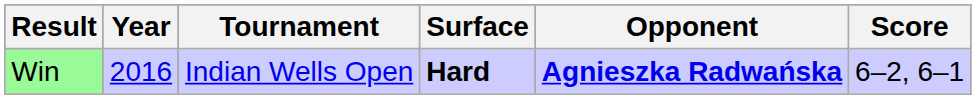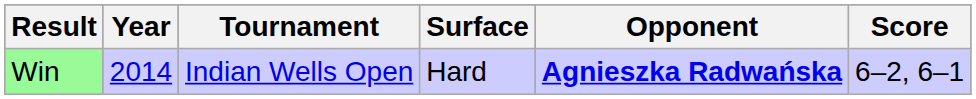(141, 71) 2016 -> (141, 71) 2014
(458, 71) bold -> (457, 71) normal
